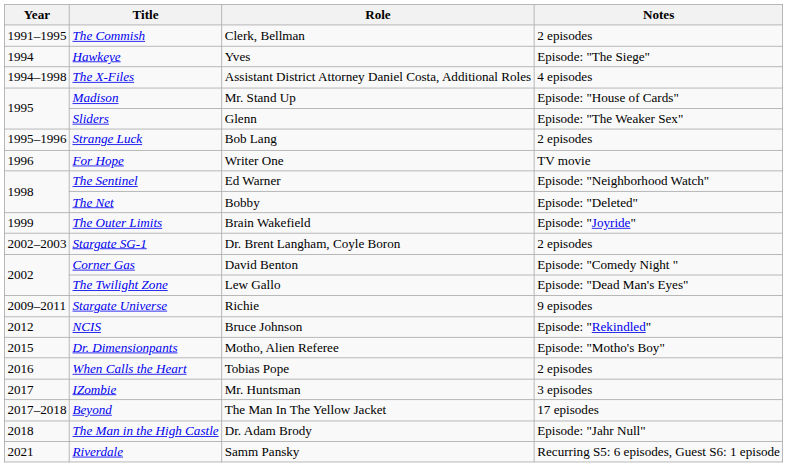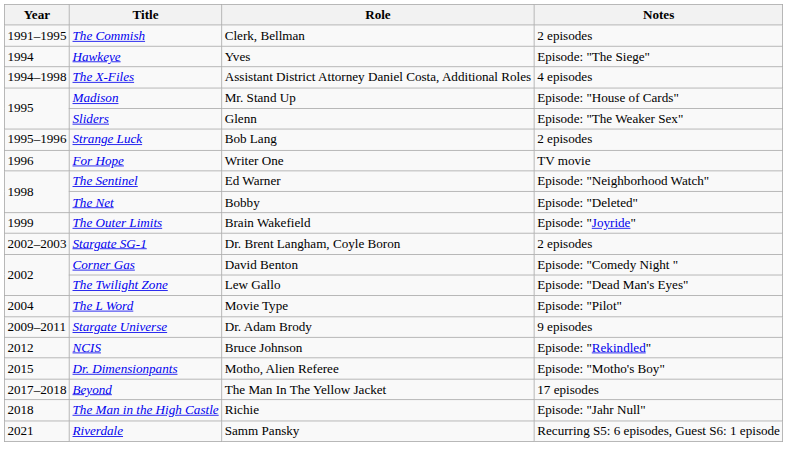+ row: (103, 306)
(242, 306) Richie -> (268, 327) Dr. Adam Brody
- row: (130, 368)
- row: (94, 389)
(268, 431) Dr. Adam Brody -> (242, 410) Richie
